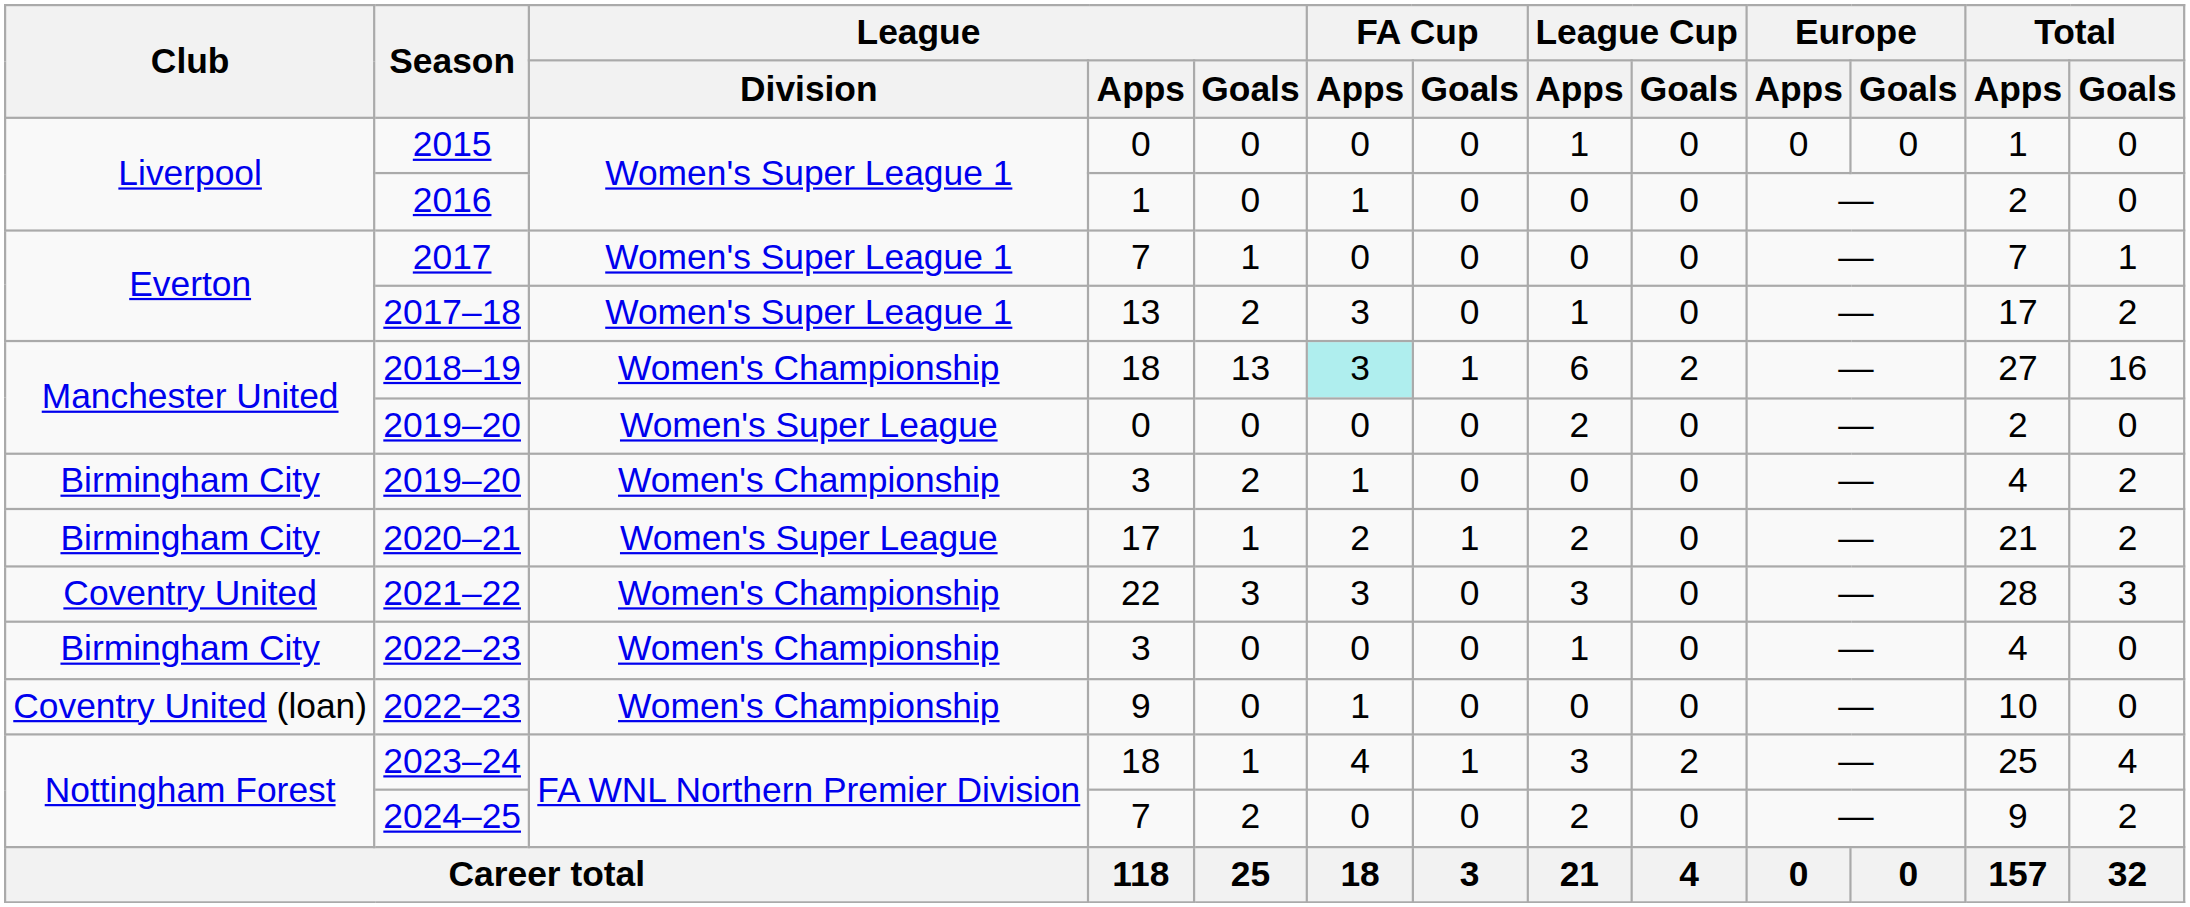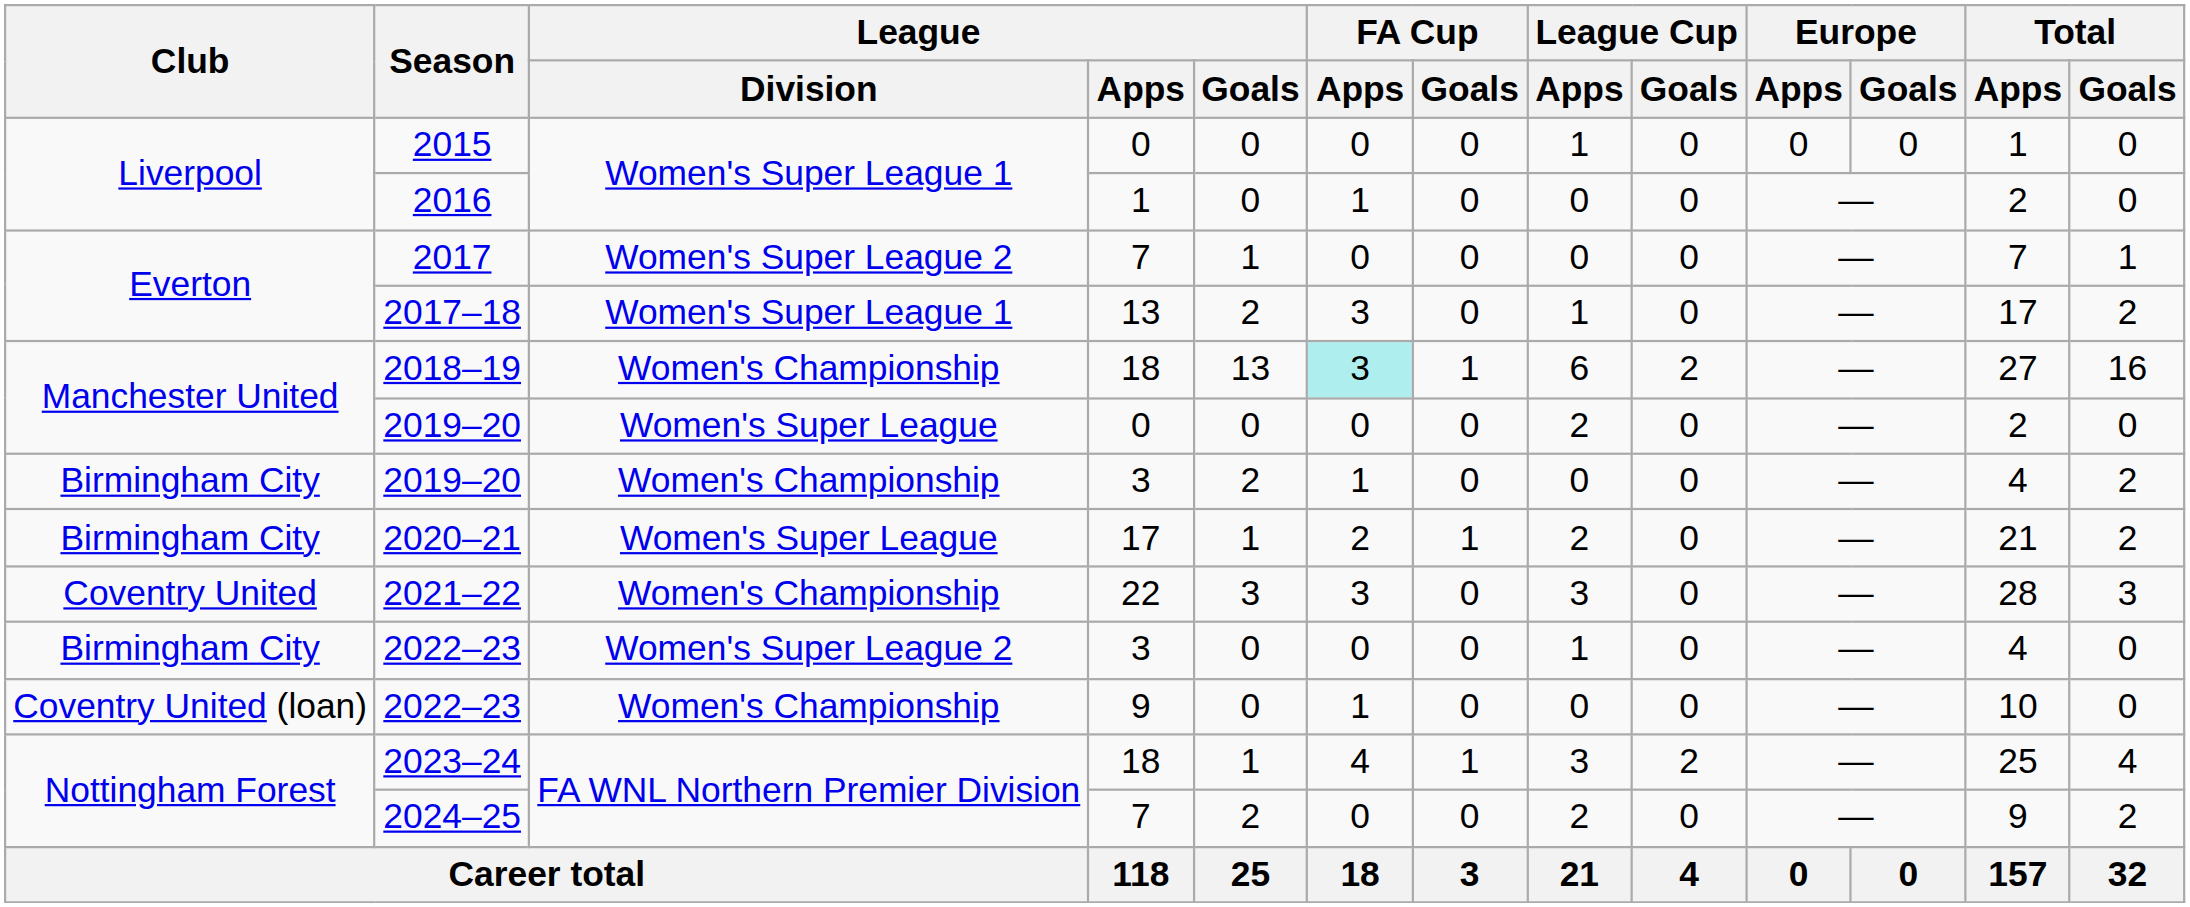(809, 256) Women's Super League 1 -> (809, 256) Women's Super League 2
(809, 649) Women's Championship -> (809, 649) Women's Super League 2
